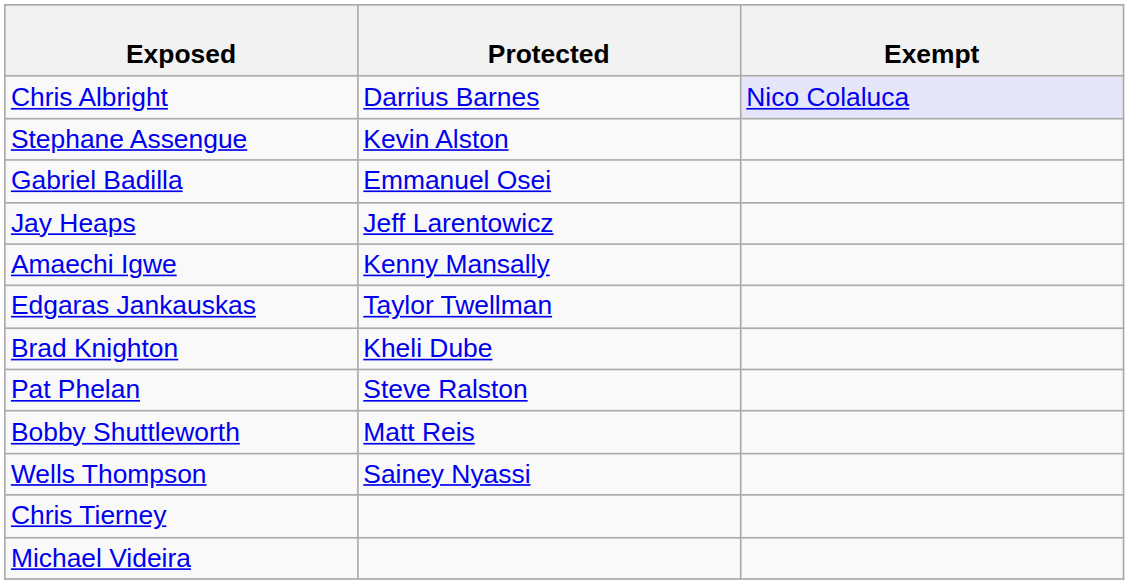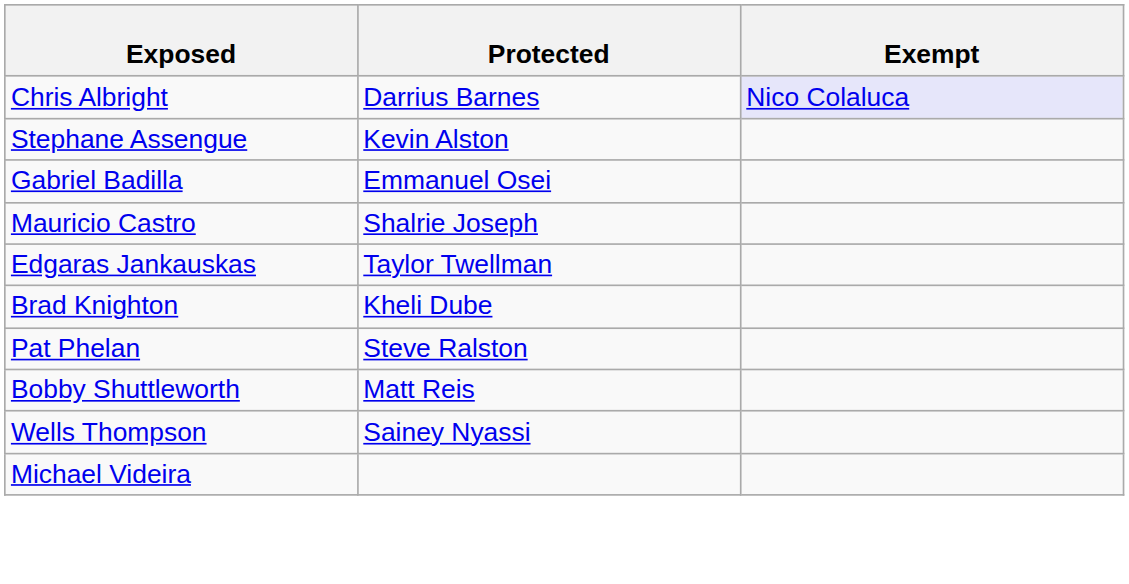+ row: (103, 222)
- row: (73, 222)
- row: (94, 264)
- row: (89, 515)
